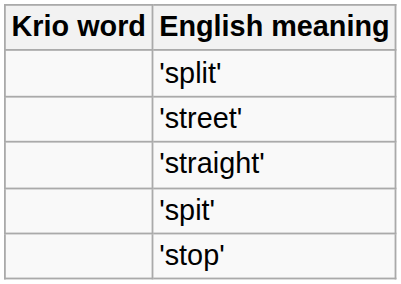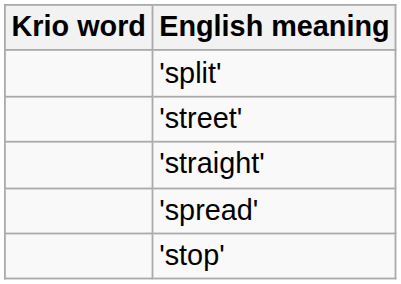- row: (187, 210)
+ row: (209, 210)
